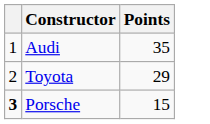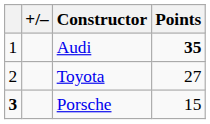+ column: (37, 18)
(161, 47) normal -> (193, 47) bold
(161, 76) 29 -> (193, 76) 27
